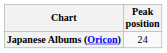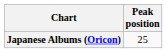(143, 39) 24 -> (143, 39) 25
